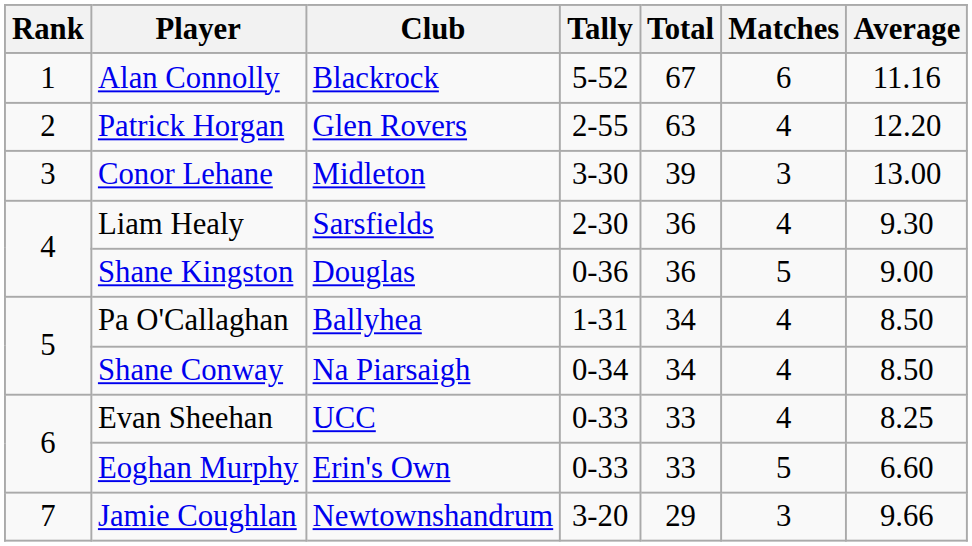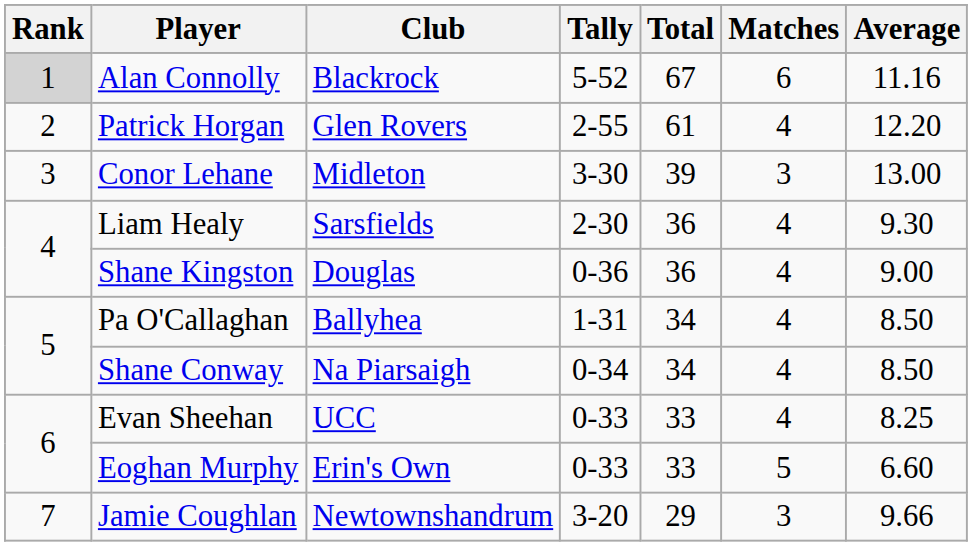(48, 77) no background -> (48, 77) lightgrey background
(681, 126) 63 -> (681, 126) 61
(784, 272) 5 -> (784, 272) 4
